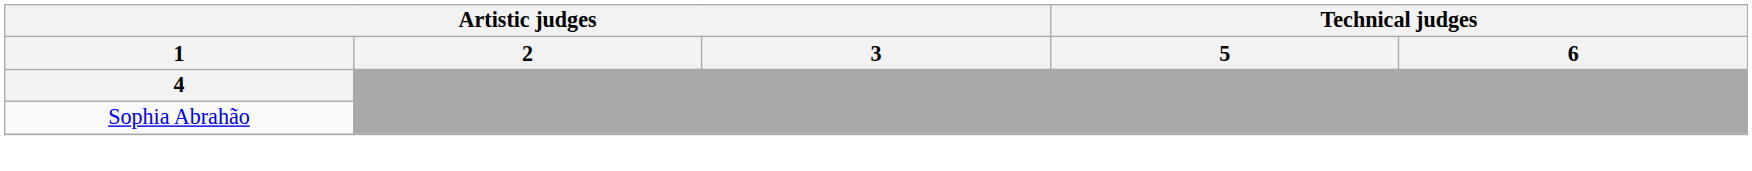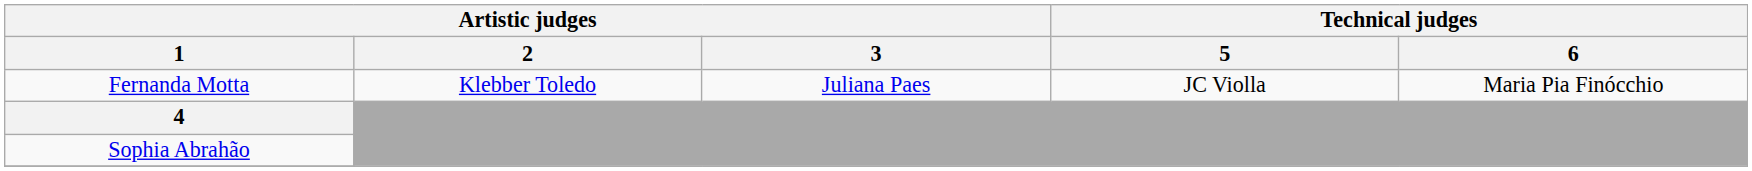+ row: (179, 85)
